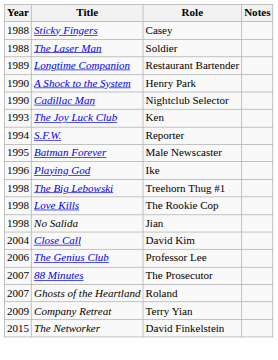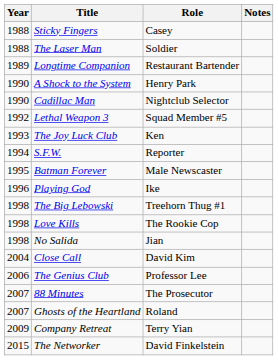+ row: (71, 118)
